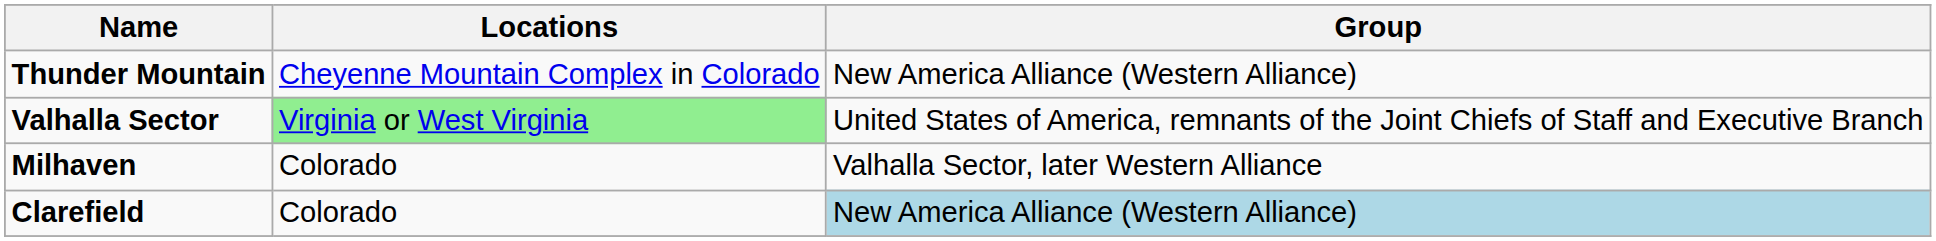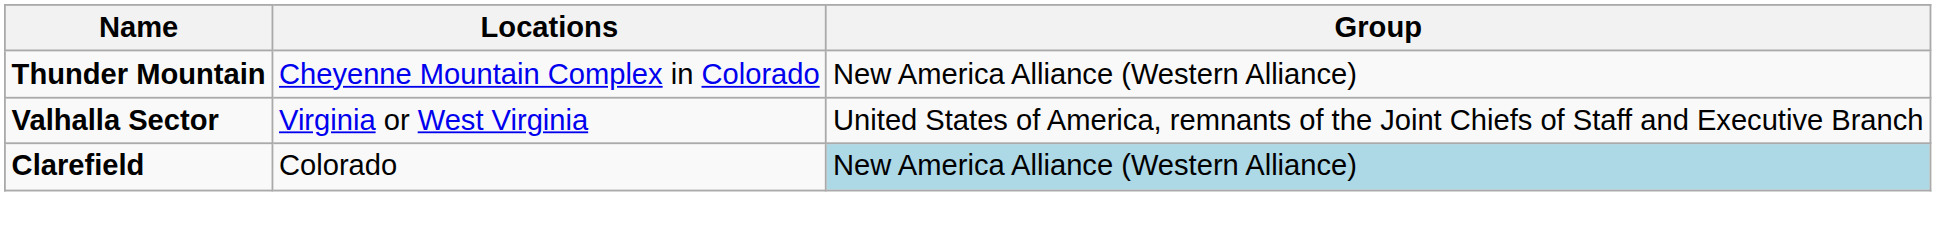(434, 119) lightgreen background -> (434, 119) no background
- row: (74, 166)
